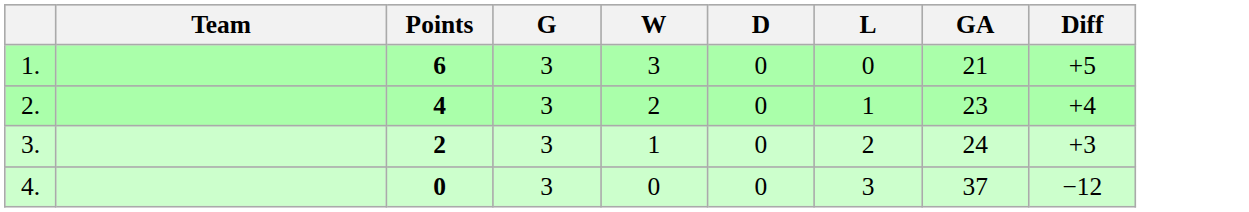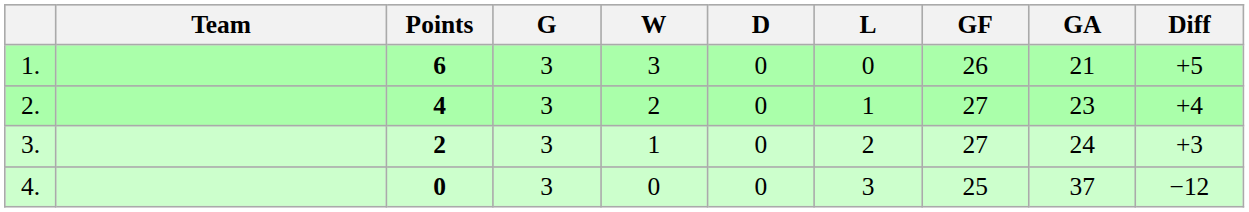+ column: (975, 24)
